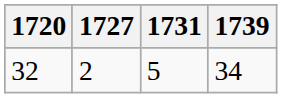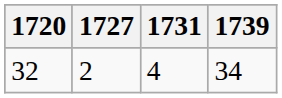(154, 69) 5 -> (154, 69) 4
